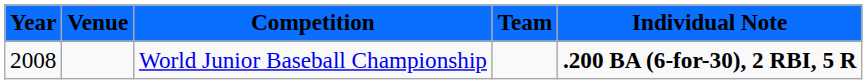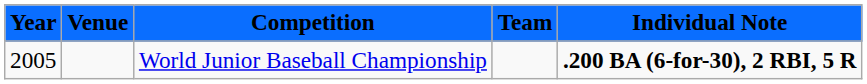(33, 59) 2008 -> (33, 59) 2005
